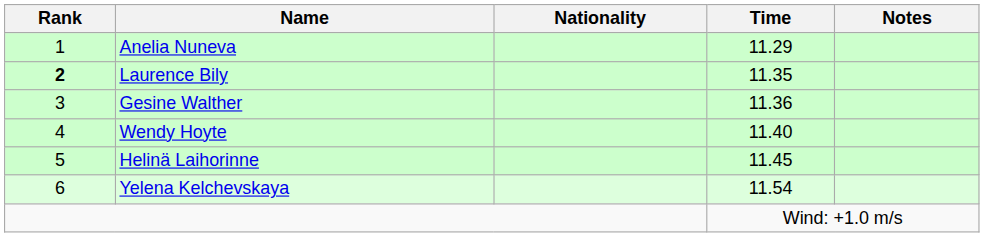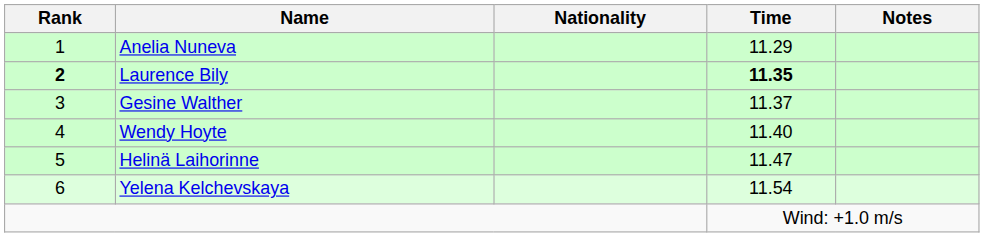(771, 75) normal -> (771, 75) bold
(771, 103) 11.36 -> (771, 103) 11.37
(771, 160) 11.45 -> (771, 160) 11.47
